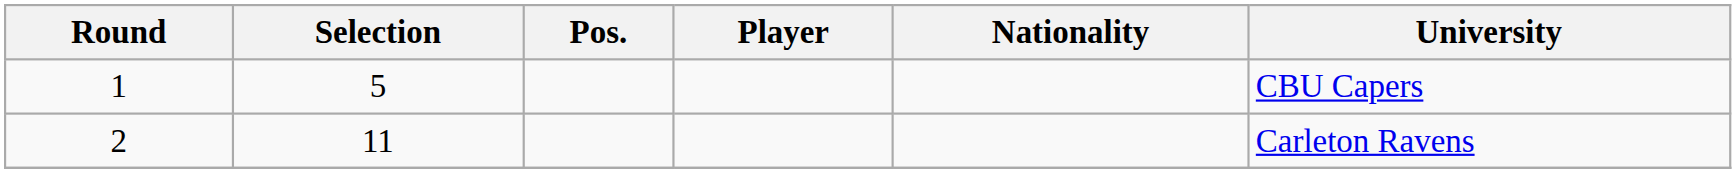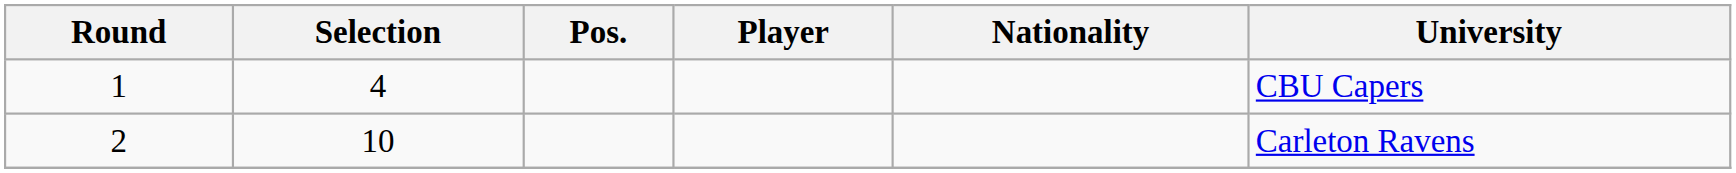(378, 86) 5 -> (378, 86) 4
(378, 140) 11 -> (378, 140) 10
